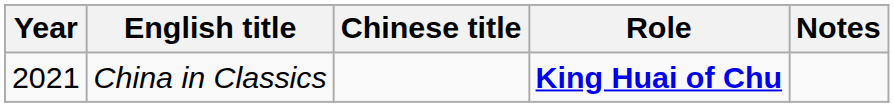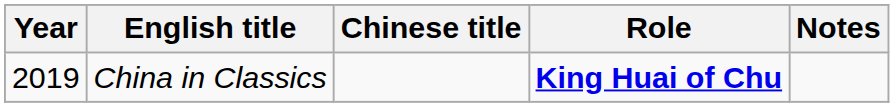(46, 76) 2021 -> (46, 76) 2019
